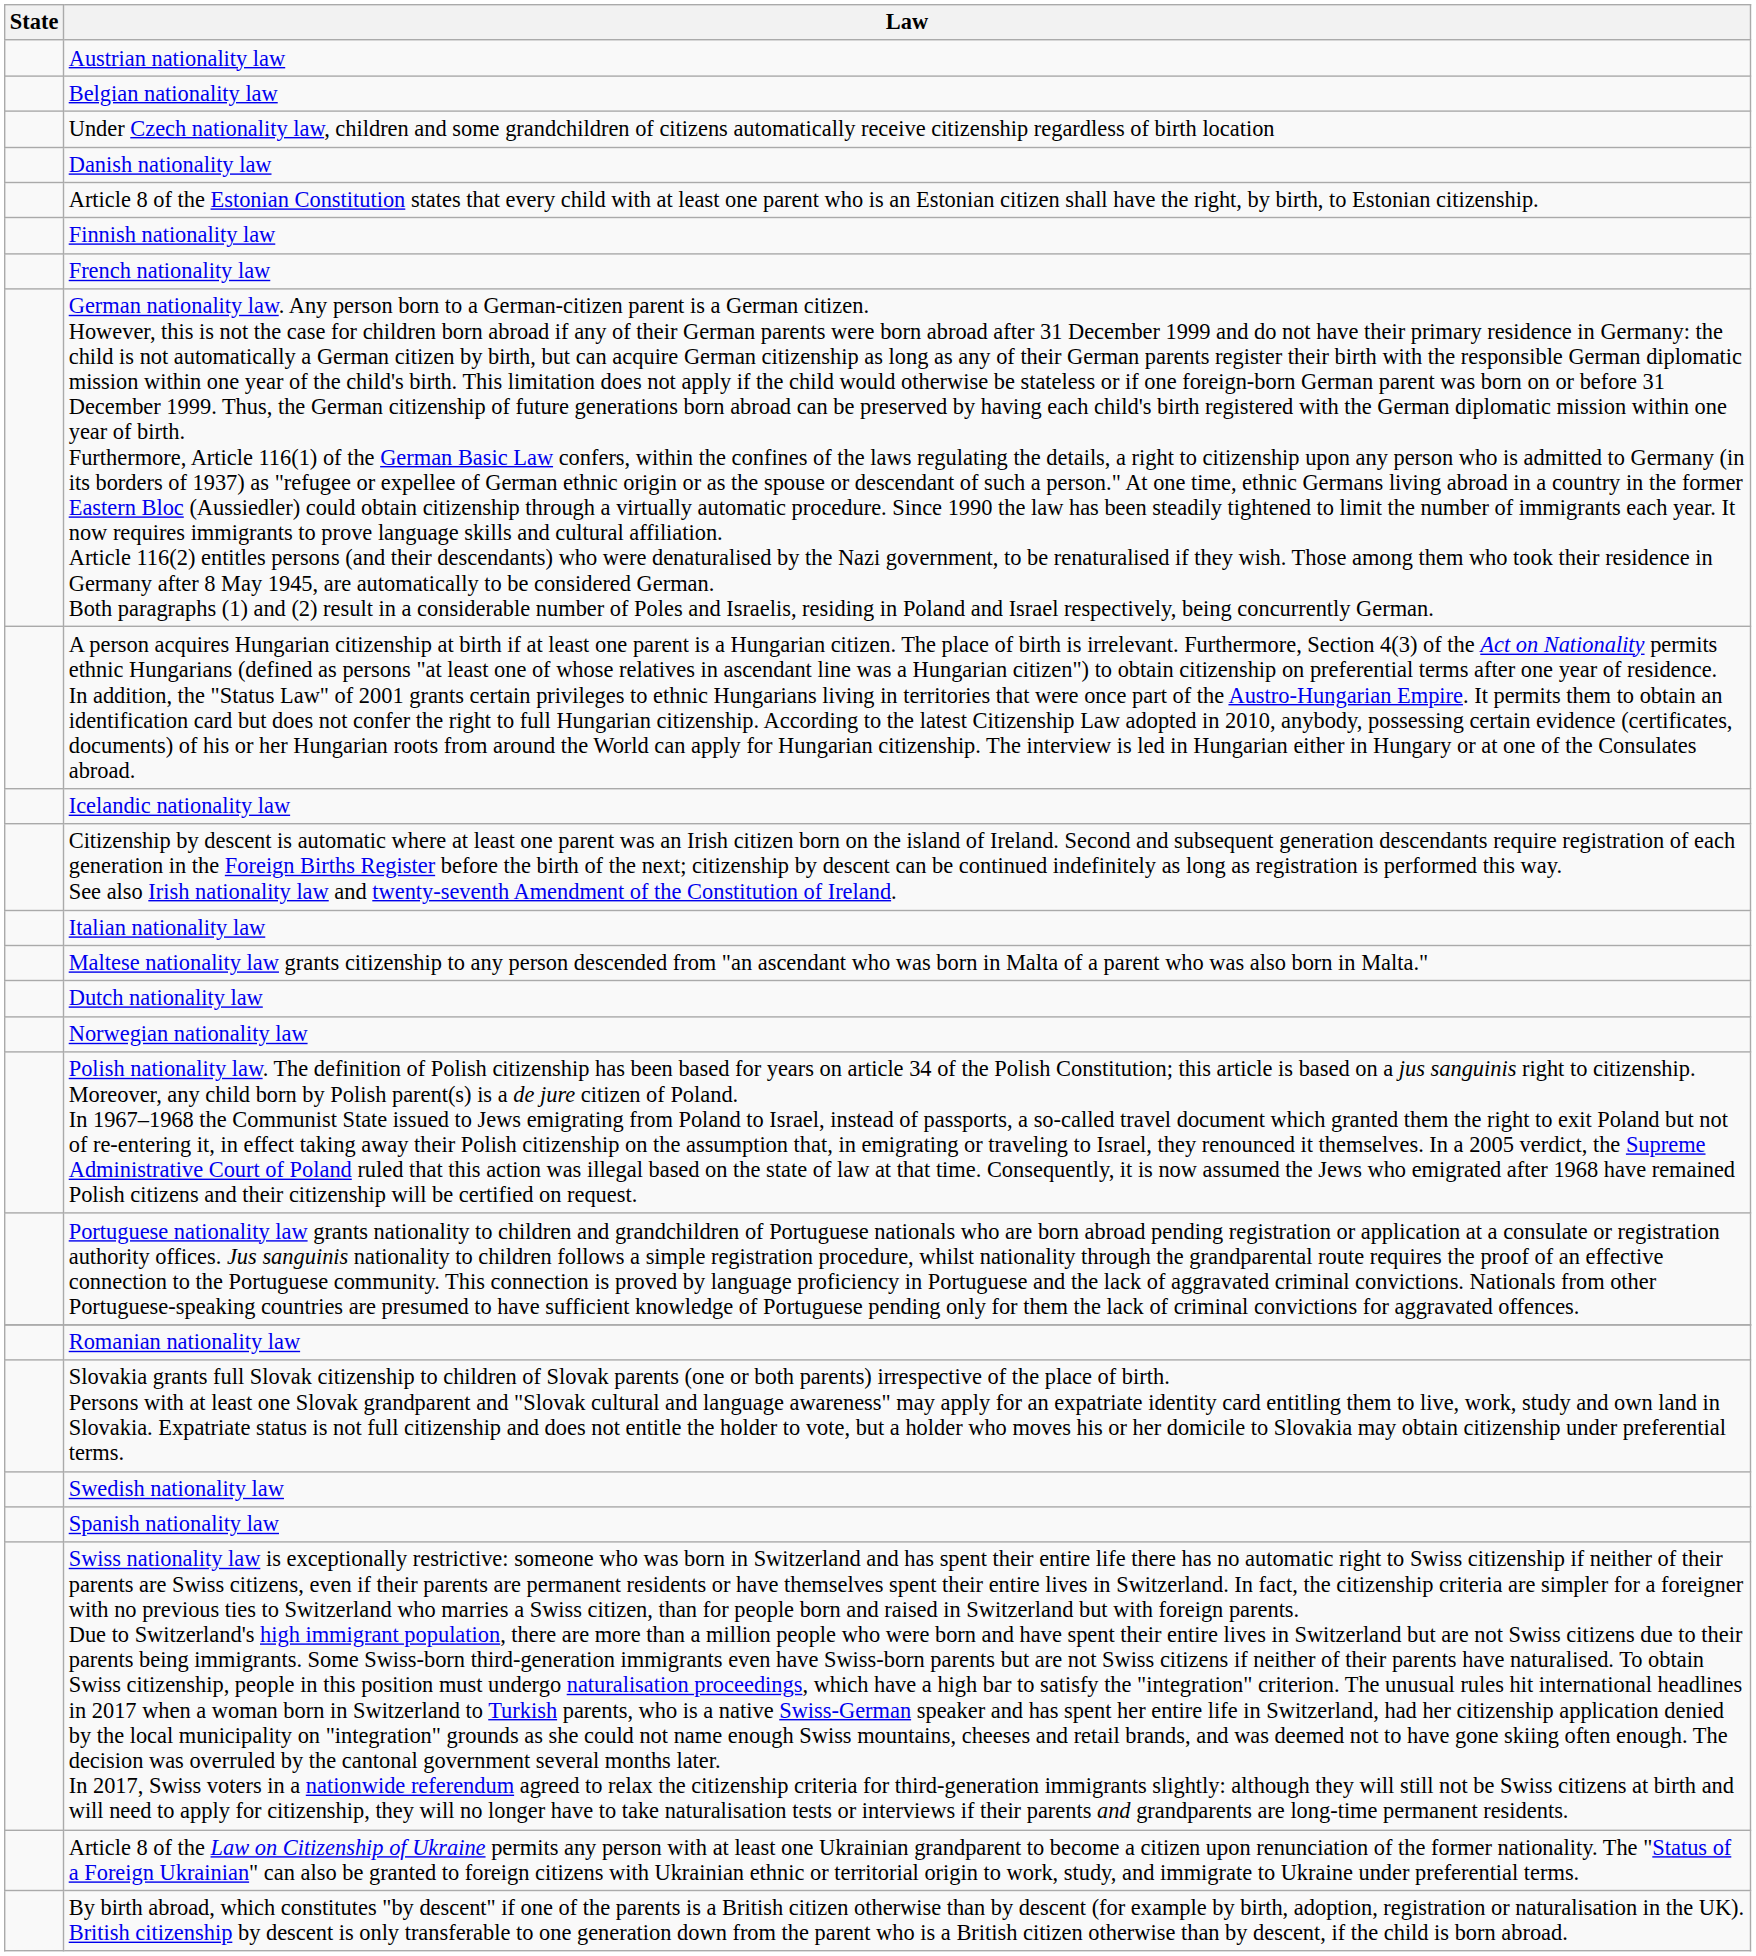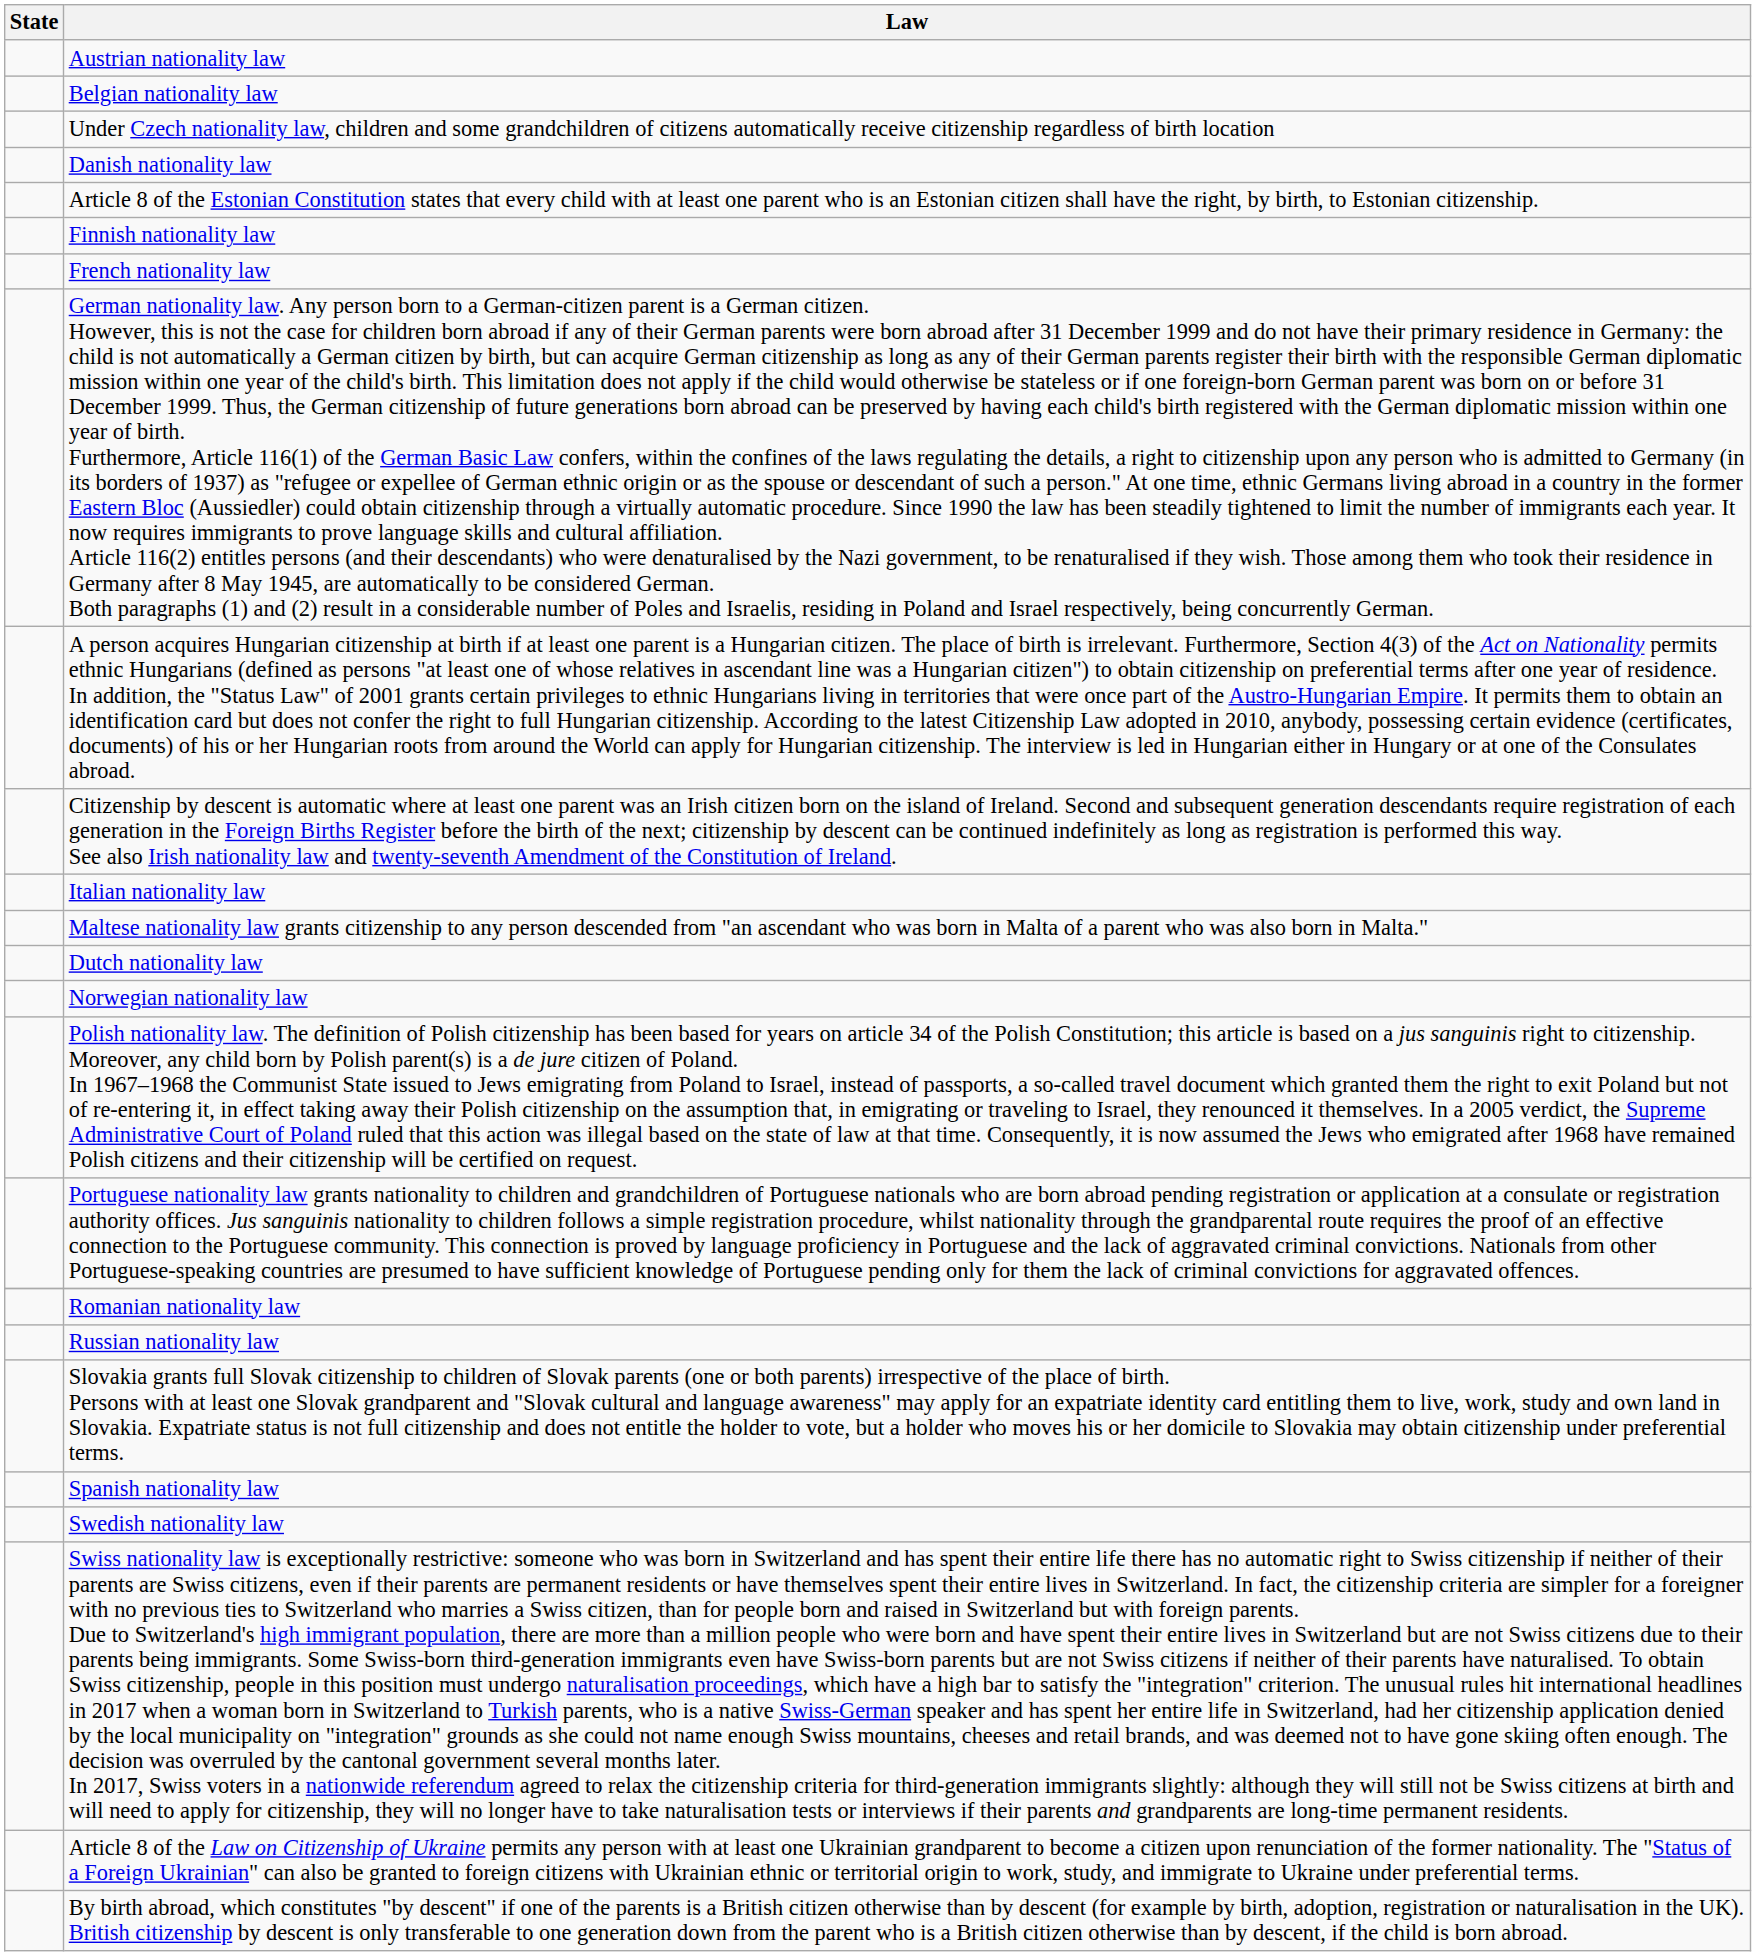- row: (179, 805)
+ row: (174, 1342)
rows swapped: (174, 1524) <-> (176, 1488)
